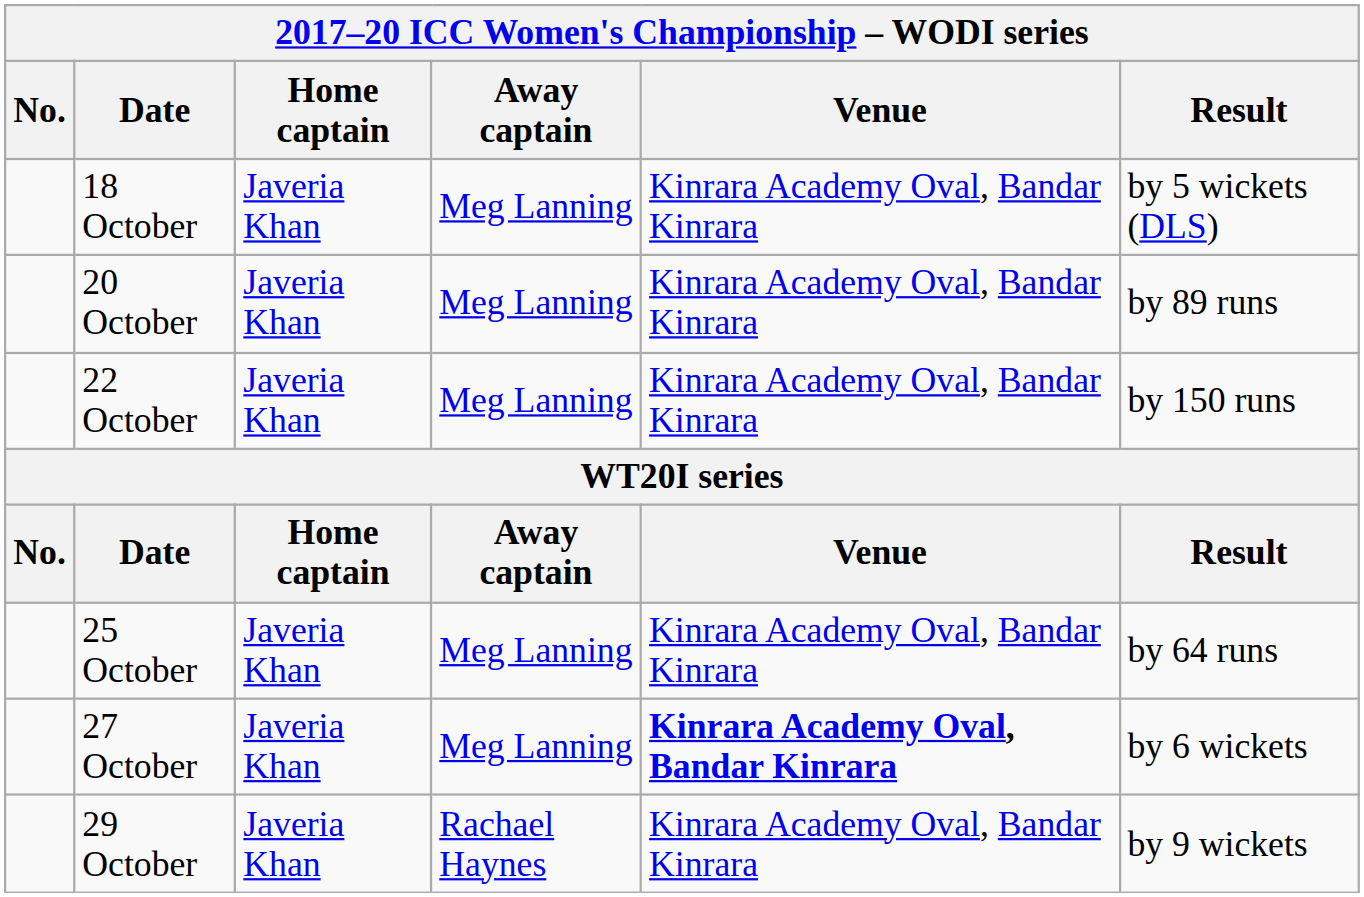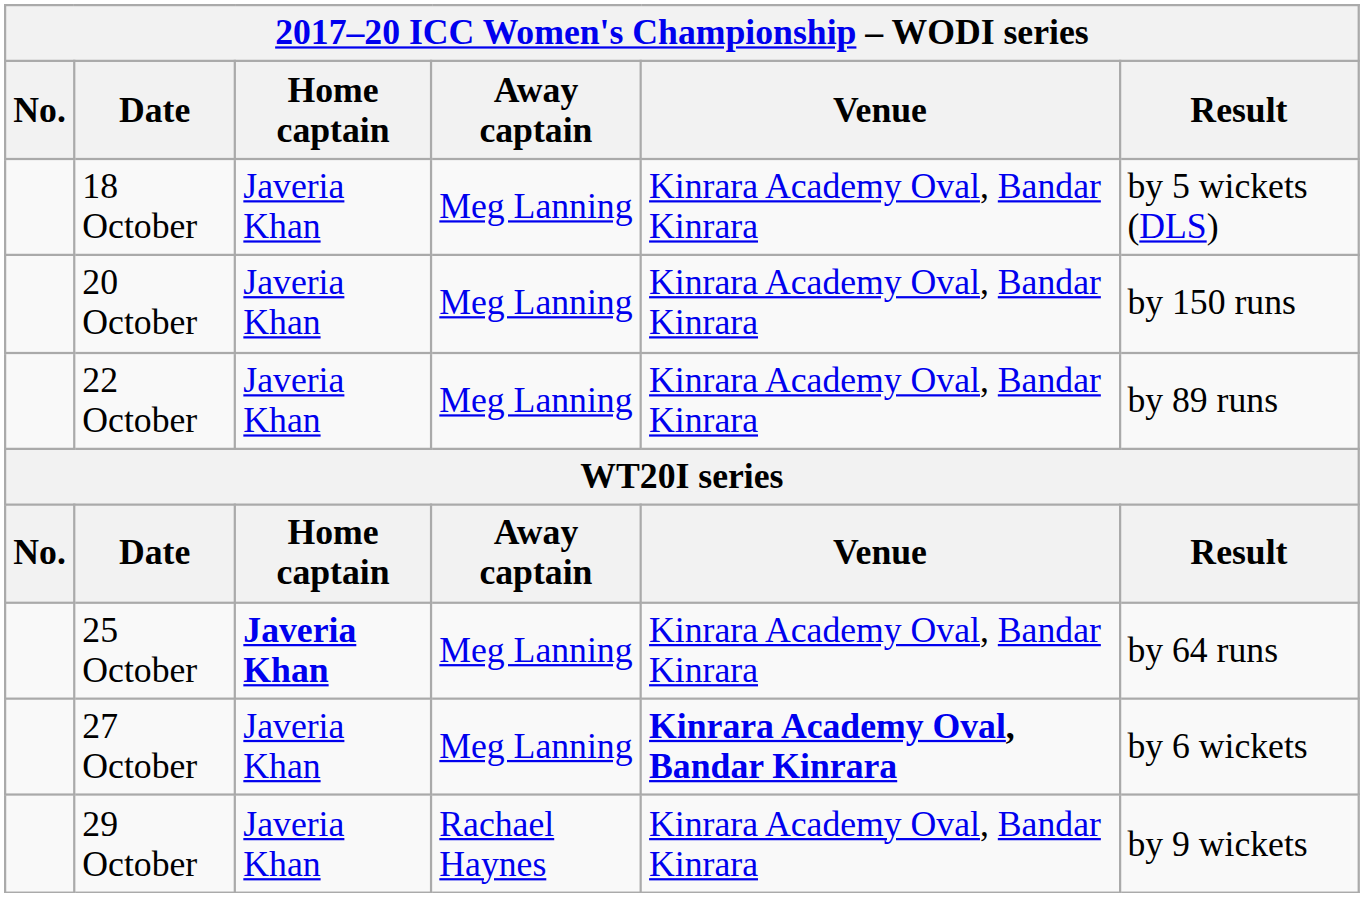(1203, 302) by 89 runs -> (1212, 302) by 150 runs
(1212, 399) by 150 runs -> (1203, 399) by 89 runs
(294, 649) normal -> (300, 649) bold
